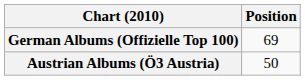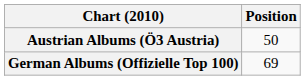rows swapped: (123, 63) <-> (123, 39)
